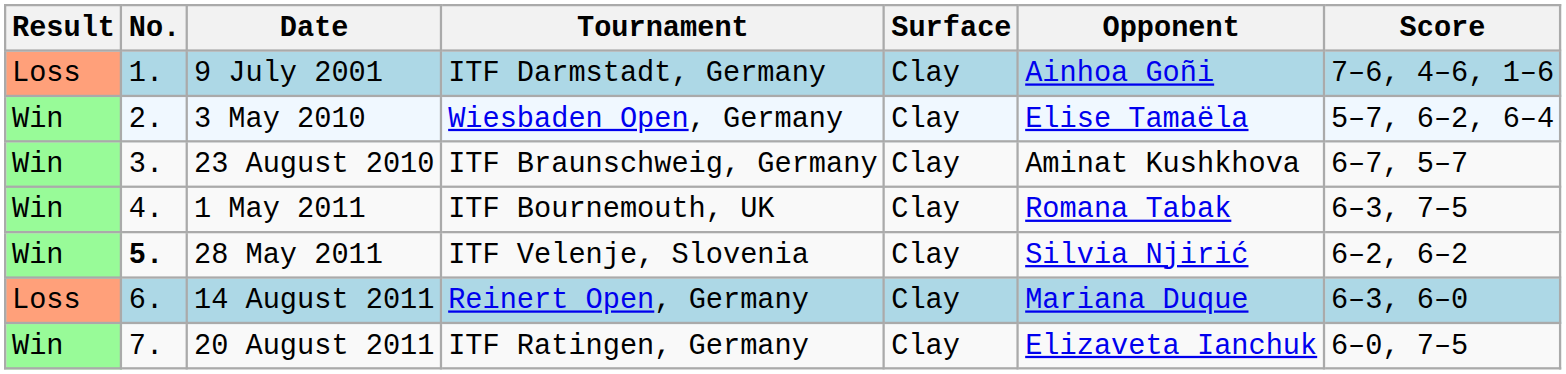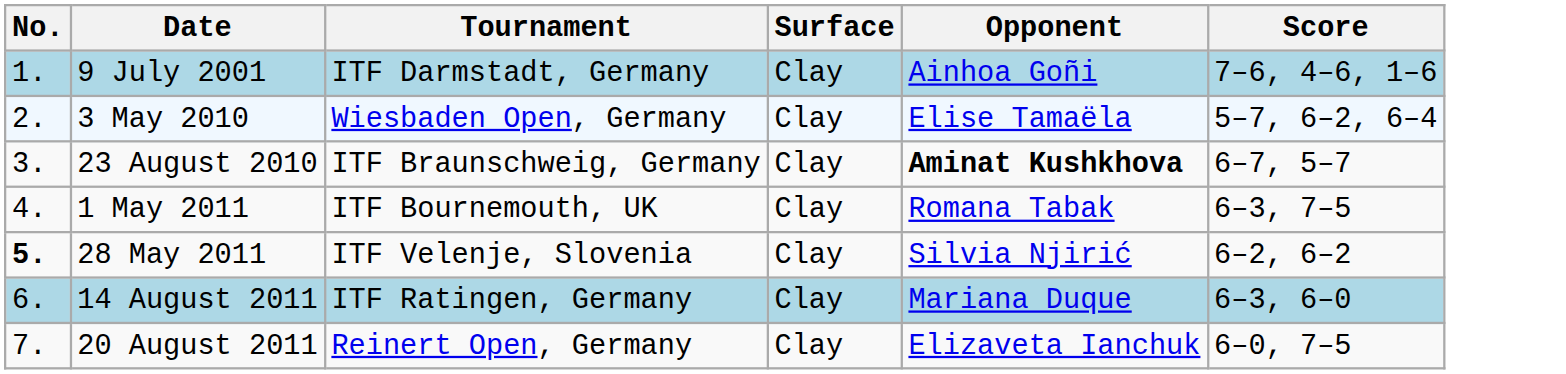- column: (64, 27)
(1163, 164) normal -> (1046, 164) bold
(629, 300) Reinert Open, Germany -> (512, 300) ITF Ratingen, Germany
(628, 346) ITF Ratingen, Germany -> (512, 346) Reinert Open, Germany
